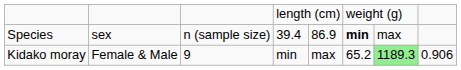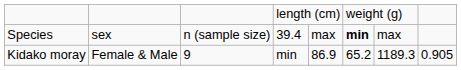(324, 34) 86.9 -> (323, 34) max
(323, 55) max -> (324, 55) 86.9
(396, 55) lightgreen background -> (396, 55) no background
(437, 55) 0.906 -> (437, 55) 0.905
